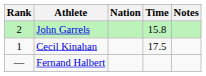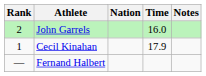(157, 29) 15.8 -> (157, 29) 16.0
(157, 46) 17.5 -> (157, 46) 17.9
